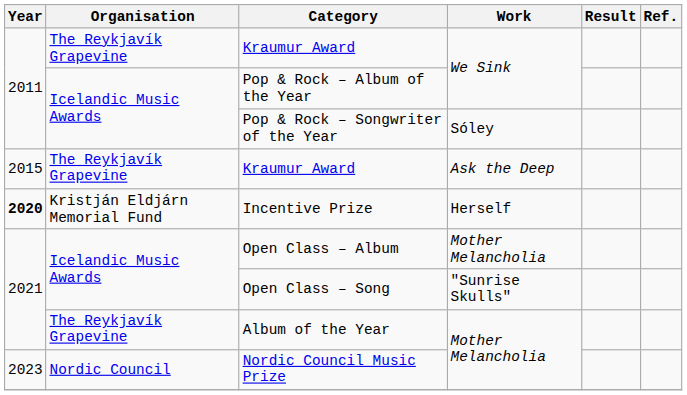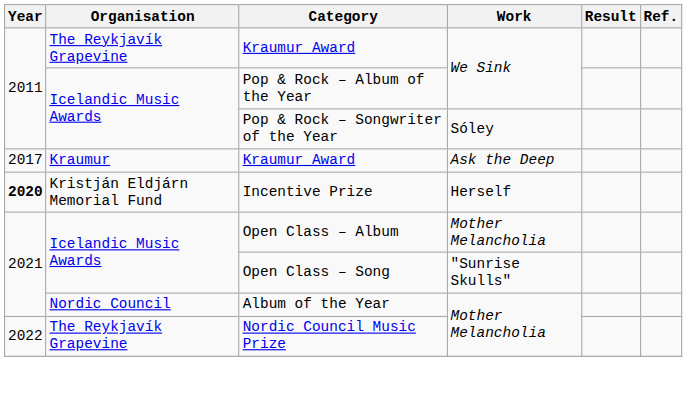(25, 169) 2015 -> (25, 160) 2017
(106, 169) The Reykjavík Grapevine -> (80, 160) Kraumur
(106, 329) The Reykjavík Grapevine -> (110, 304) Nordic Council
(25, 370) 2023 -> (25, 336) 2022
(110, 370) Nordic Council -> (106, 336) The Reykjavík Grapevine
